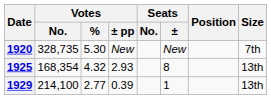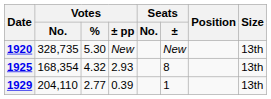(253, 49) 7th -> (252, 49) 13th
(58, 85) 214,100 -> (58, 85) 204,110
